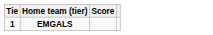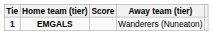+ column: (160, 10)
